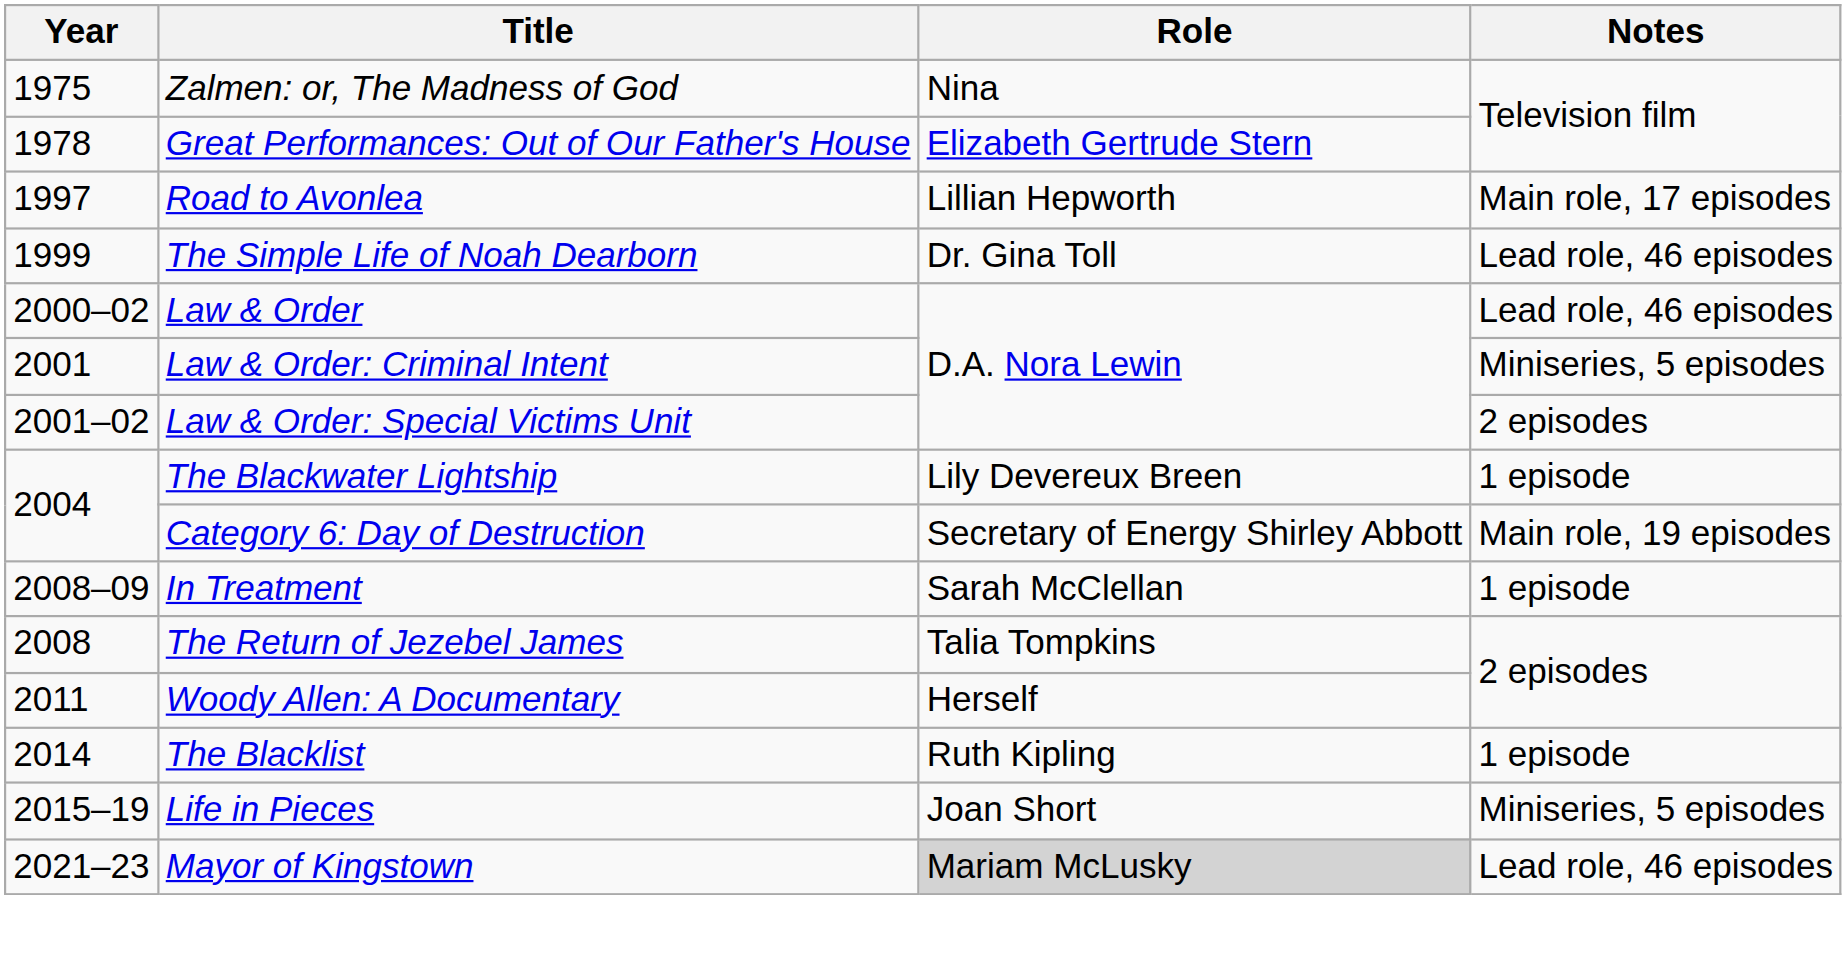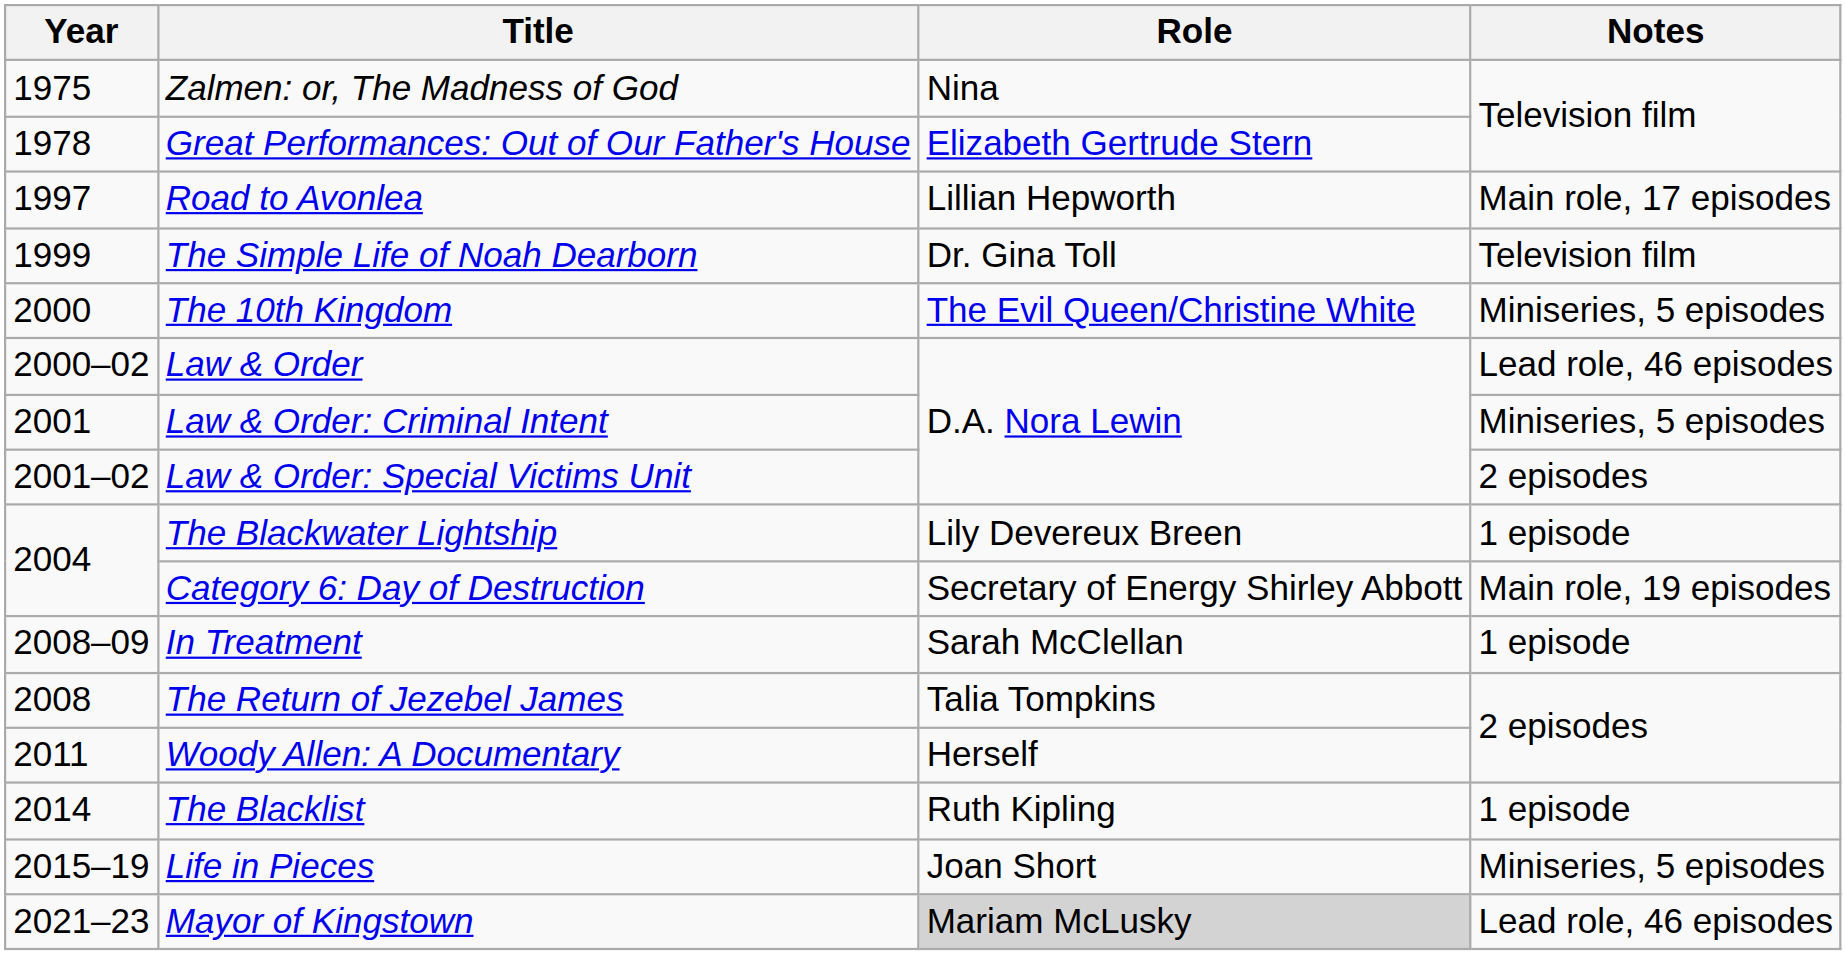(1656, 254) Lead role, 46 episodes -> (1588, 254) Television film
+ row: (309, 310)
